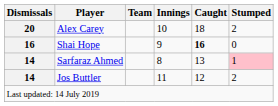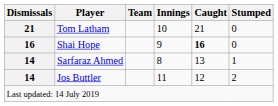+ row: (83, 28)
- row: (80, 28)
(234, 61) pink background -> (234, 61) no background
